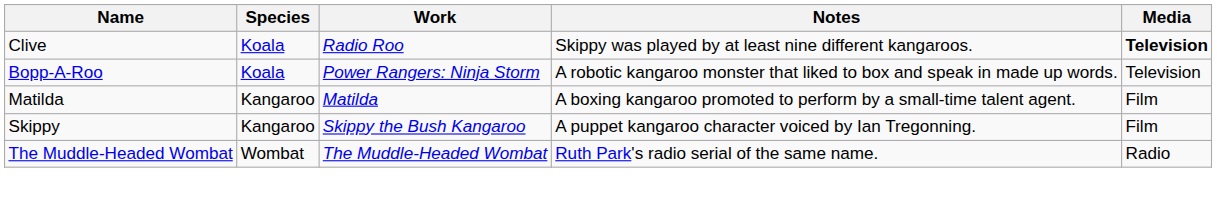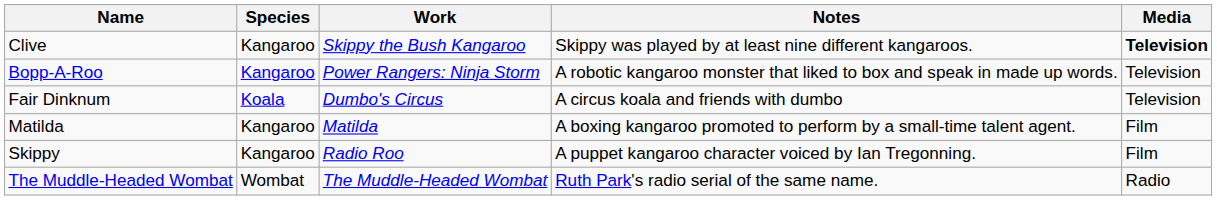(263, 45) Koala -> (278, 45) Kangaroo
(363, 45) Radio Roo -> (424, 45) Skippy the Bush Kangaroo
(263, 72) Koala -> (278, 72) Kangaroo
+ row: (59, 99)
(424, 126) Skippy the Bush Kangaroo -> (363, 153) Radio Roo
